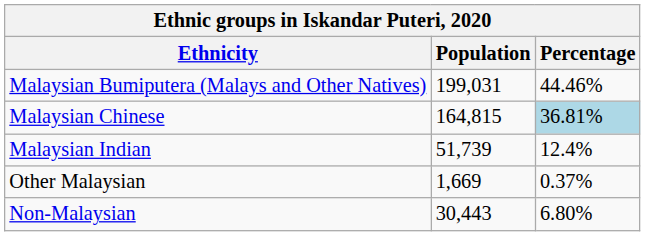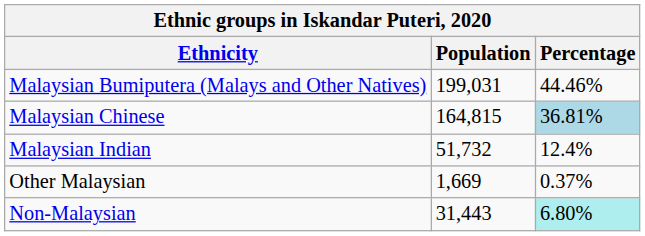(464, 149) 51,739 -> (464, 149) 51,732
(464, 213) 30,443 -> (464, 213) 31,443
(566, 213) no background -> (566, 213) paleturquoise background
